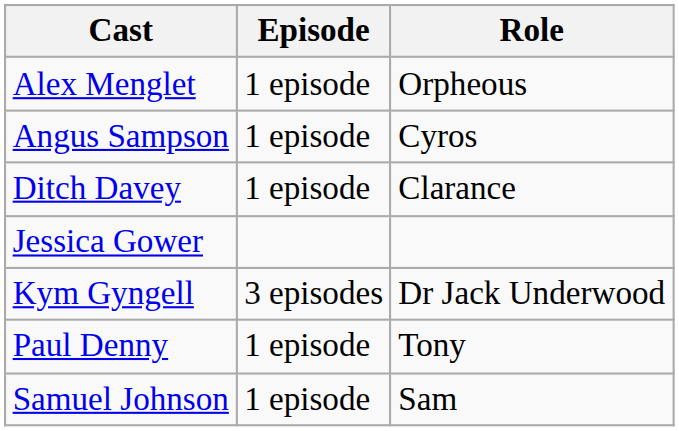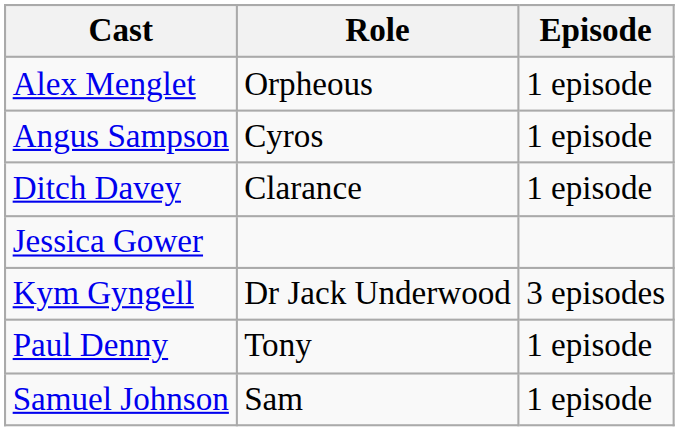columns swapped: (532, 30) <-> (314, 30)
